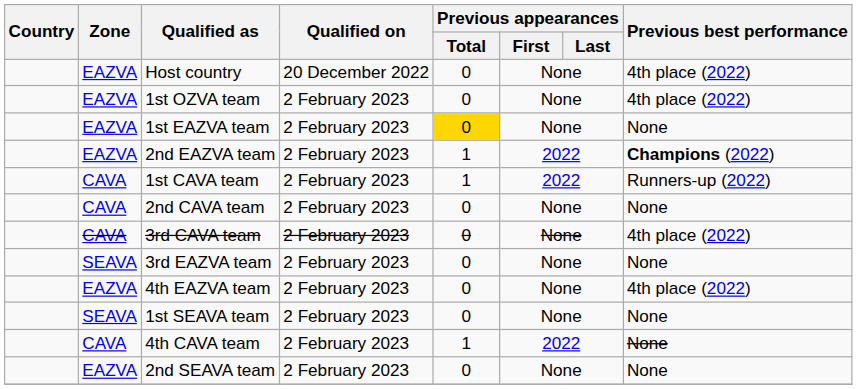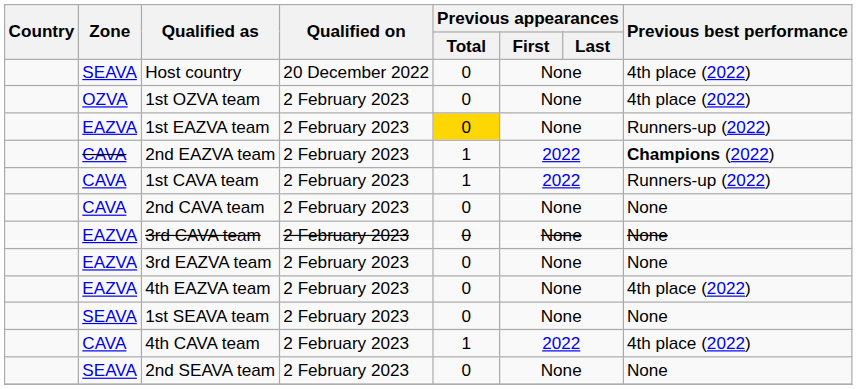(110, 73) EAZVA -> (110, 73) SEAVA
(110, 100) EAZVA -> (105, 100) OZVA
(647, 127) None -> (699, 127) Runners-up (2022)
(110, 154) EAZVA -> (104, 154) CAVA
(104, 235) CAVA -> (110, 235) EAZVA
(689, 235) 4th place (2022) -> (647, 235) None
(110, 262) SEAVA -> (110, 262) EAZVA
(647, 343) None -> (689, 343) 4th place (2022)
(110, 370) EAZVA -> (110, 370) SEAVA
